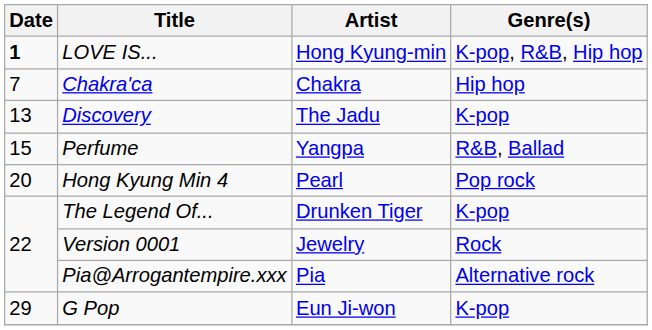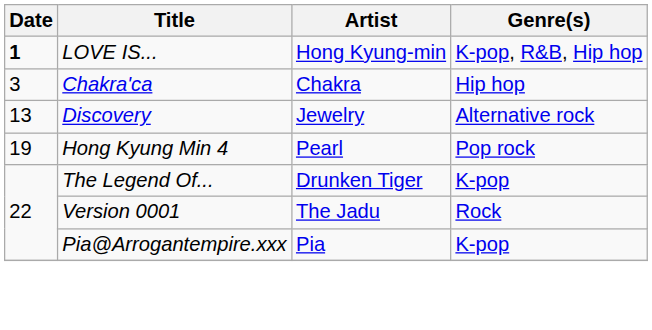(15, 84) 7 -> (15, 84) 3
(338, 116) The Jadu -> (330, 116) Jewelry
(482, 116) K-pop -> (525, 116) Alternative rock
- row: (100, 148)
(20, 180) 20 -> (20, 148) 19
(330, 244) Jewelry -> (338, 212) The Jadu
(525, 276) Alternative rock -> (482, 244) K-pop
- row: (91, 308)
